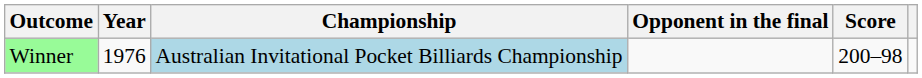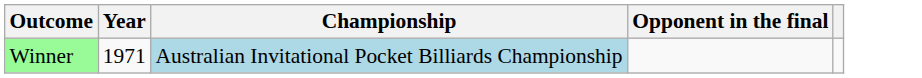- column: (870, 21)
(124, 55) 1976 -> (124, 55) 1971
